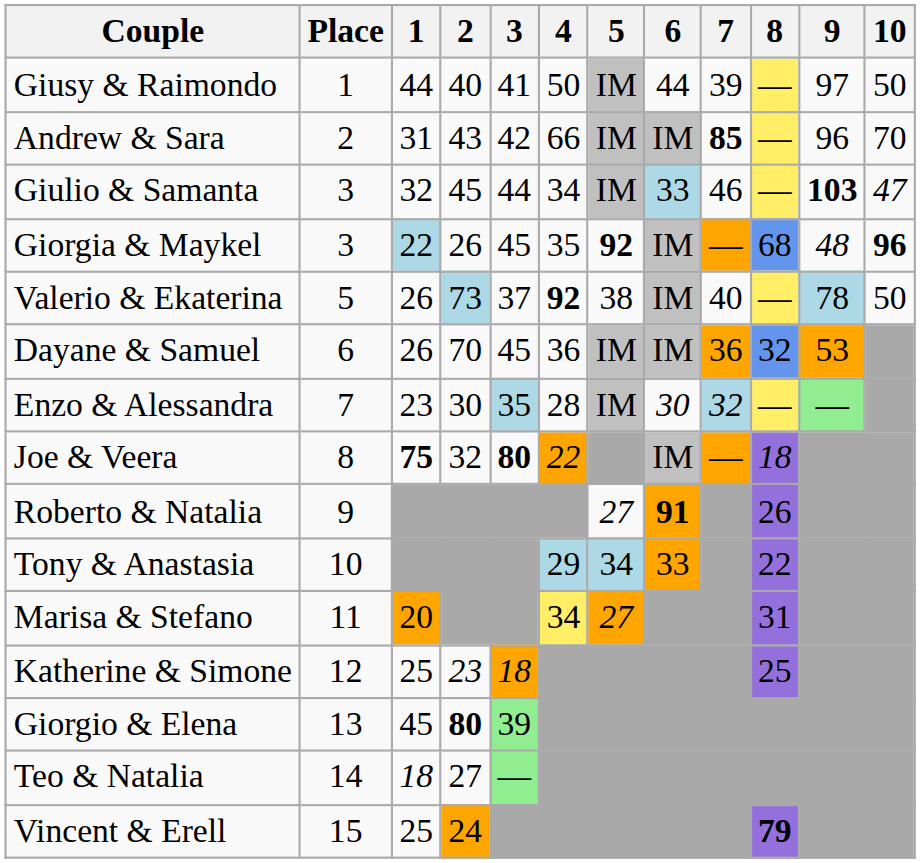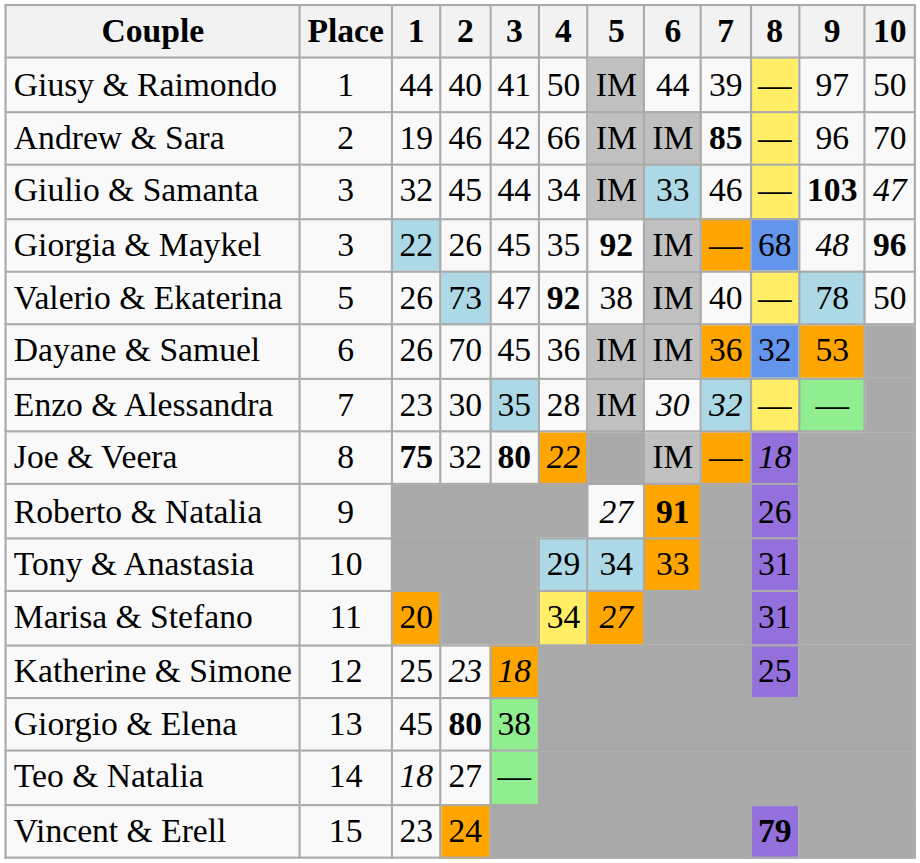(416, 137) 31 -> (416, 137) 19
(465, 137) 43 -> (465, 137) 46
(514, 297) 37 -> (514, 297) 47
(775, 564) 22 -> (775, 564) 31
(514, 723) 39 -> (514, 723) 38
(416, 830) 25 -> (416, 830) 23
